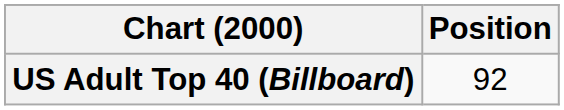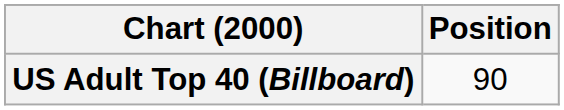(490, 78) 92 -> (490, 78) 90
